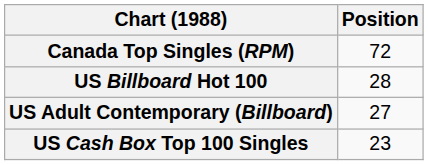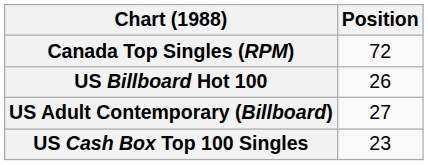(380, 81) 28 -> (380, 81) 26
